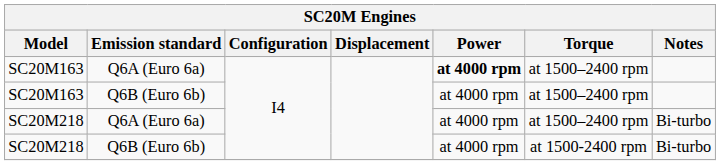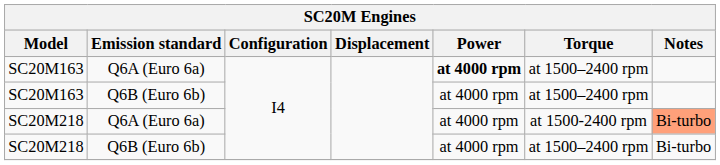(589, 120) at 1500–2400 rpm -> (589, 120) at 1500-2400 rpm
(684, 120) no background -> (684, 120) lightsalmon background
(589, 146) at 1500-2400 rpm -> (589, 146) at 1500–2400 rpm
